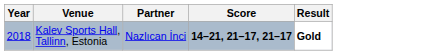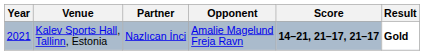+ column: (232, 13)
(19, 36) 2018 -> (19, 36) 2021
